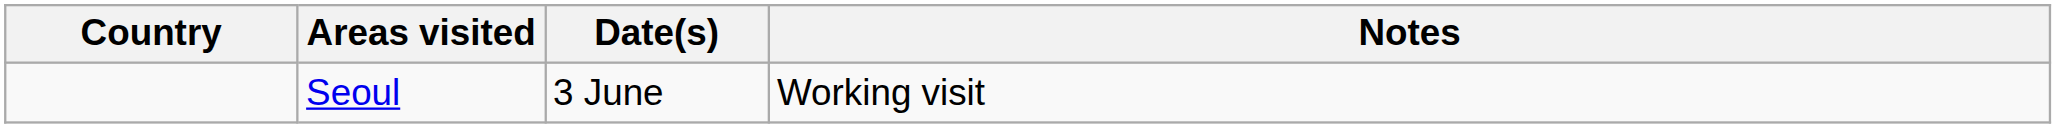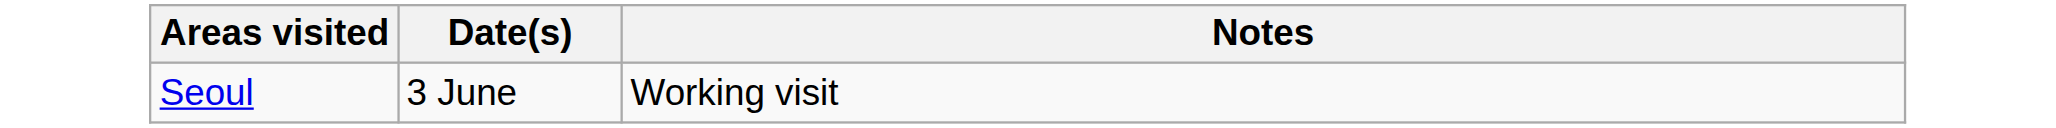- column: (151, 33)
